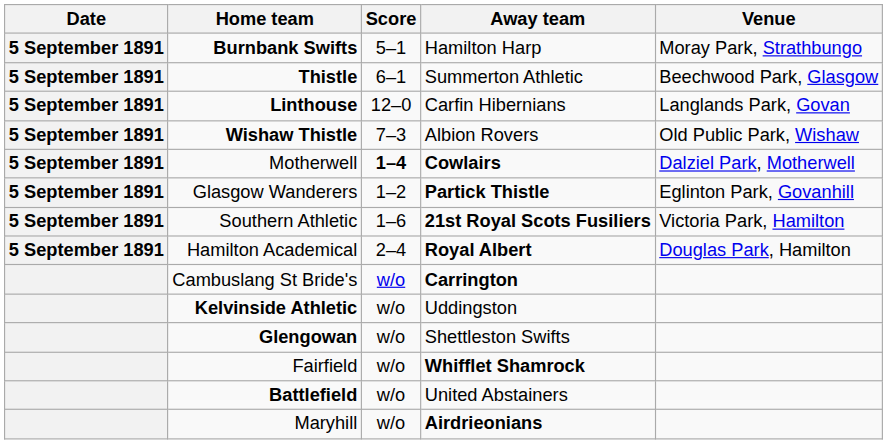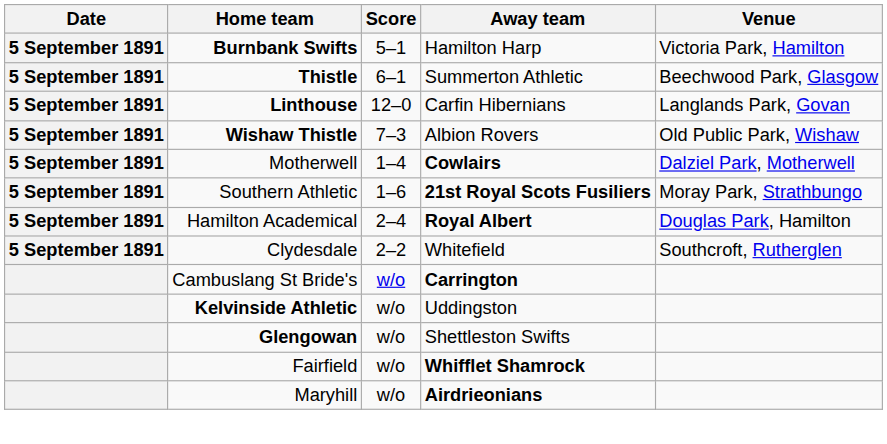(761, 47) Moray Park, Strathbungo -> (752, 47) Victoria Park, Hamilton
(391, 163) bold -> (391, 163) normal
- row: (275, 192)
(752, 221) Victoria Park, Hamilton -> (761, 192) Moray Park, Strathbungo
+ row: (312, 250)
- row: (313, 395)
